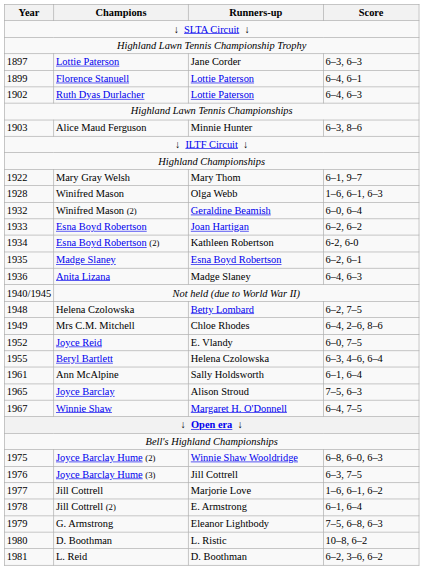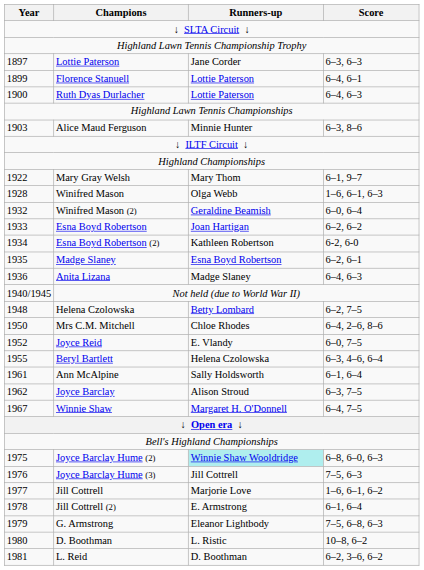(17, 95) 1902 -> (17, 95) 1900
(17, 326) 1949 -> (17, 326) 1950
(17, 392) 1965 -> (17, 392) 1962
(344, 392) 7–5, 6–3 -> (344, 392) 6–3, 7–5
(244, 458) no background -> (244, 458) paleturquoise background
(344, 474) 6–3, 7–5 -> (344, 474) 7–5, 6–3
